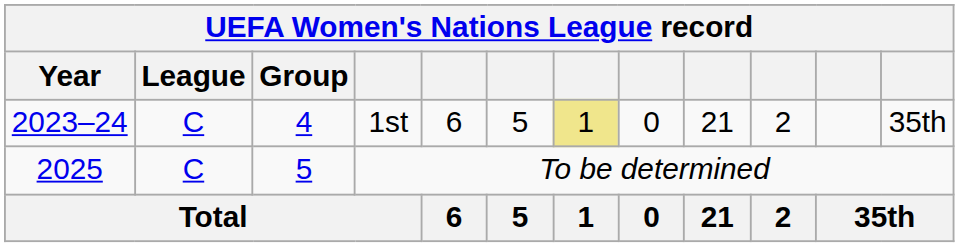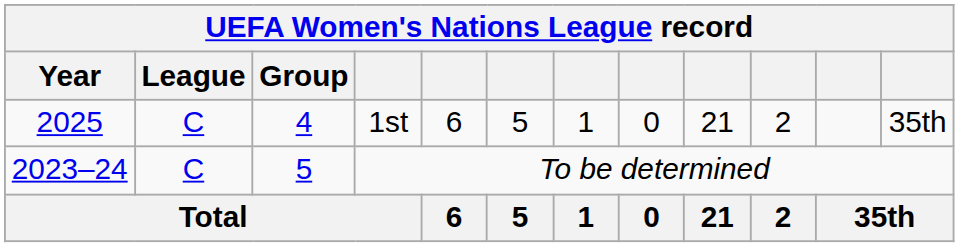(70, 122) 2023–24 -> (70, 122) 2025
(586, 122) khaki background -> (586, 122) no background
(70, 169) 2025 -> (70, 169) 2023–24
